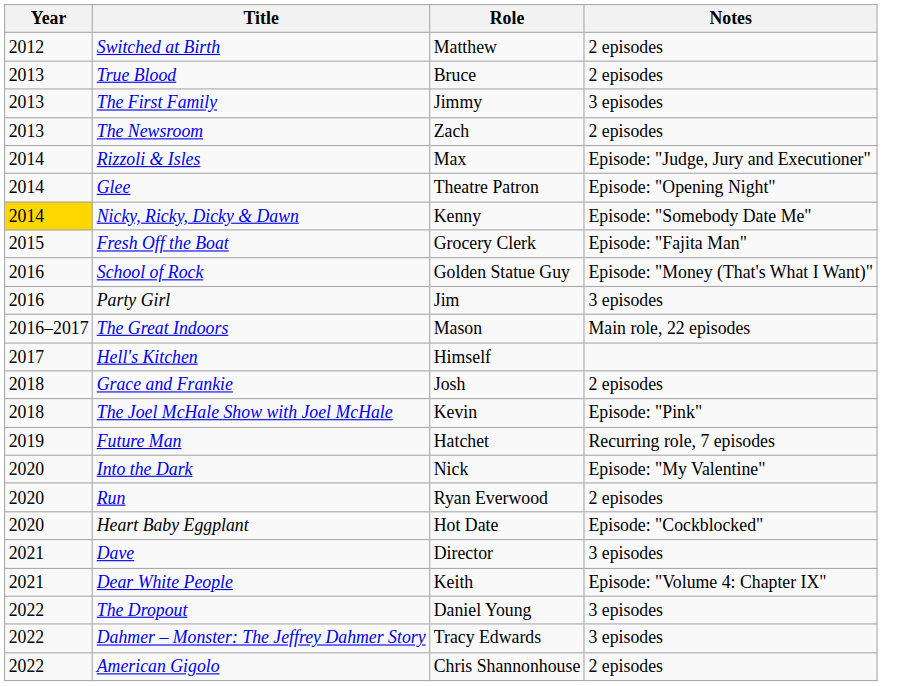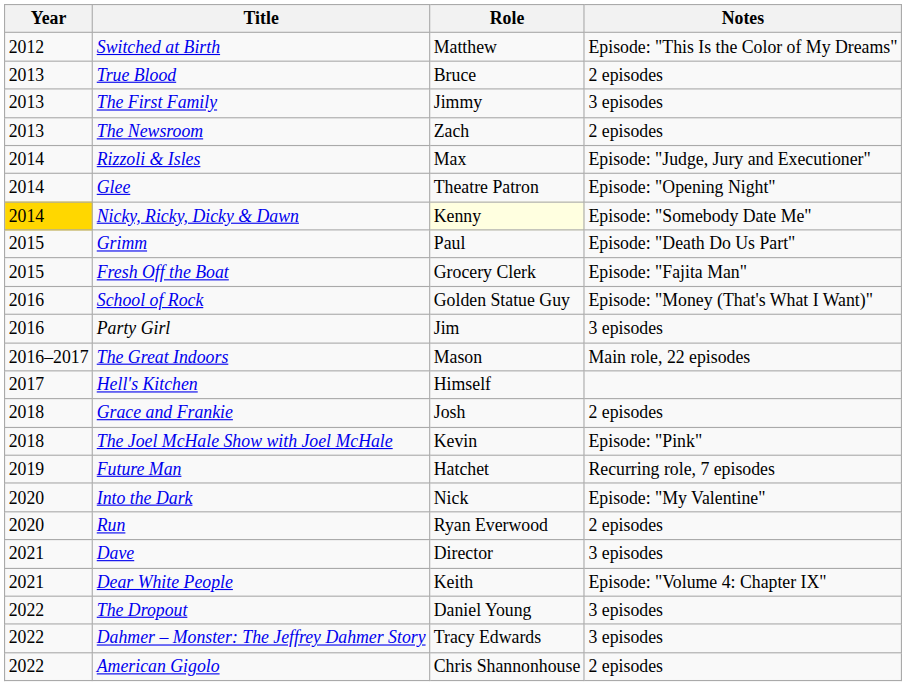(626, 46) 2 episodes -> (743, 46) Episode: "This Is the Color of My Dreams"
(457, 215) no background -> (457, 215) lightyellow background
+ row: (122, 243)
- row: (173, 525)
